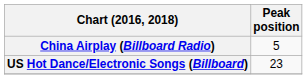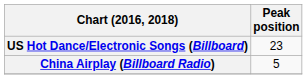rows swapped: (127, 45) <-> (127, 64)
